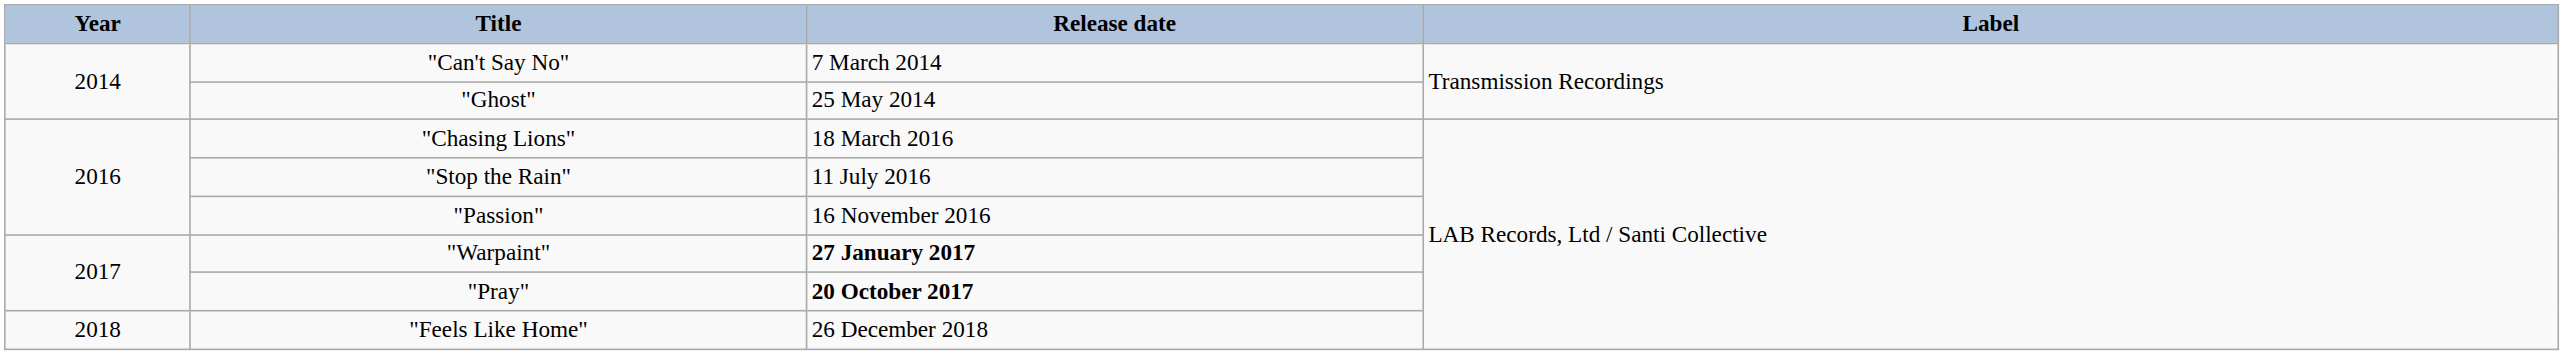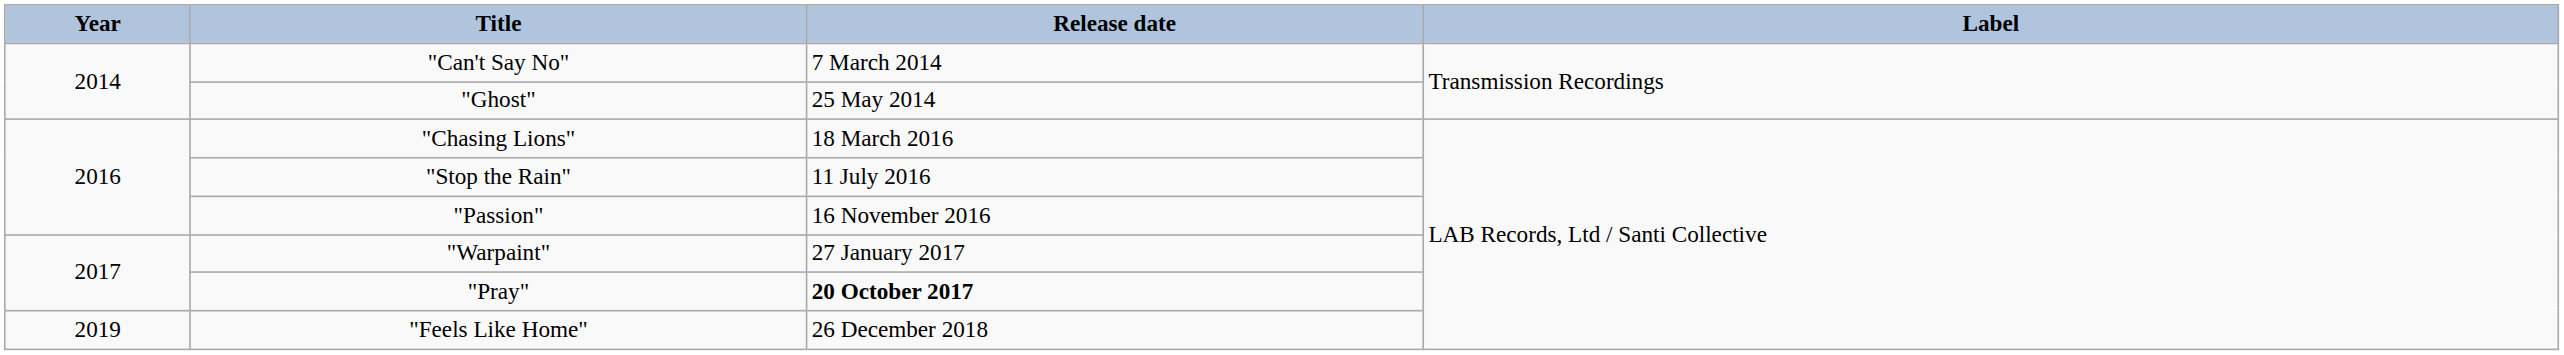(893, 253) bold -> (888, 253) normal
(98, 329) 2018 -> (98, 329) 2019
